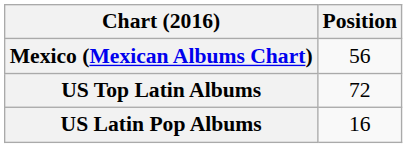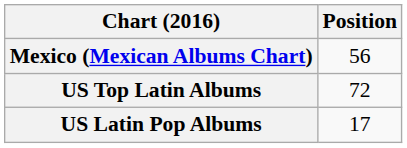(360, 124) 16 -> (360, 124) 17
